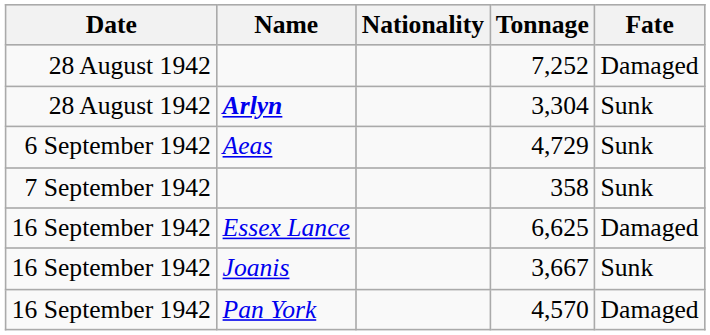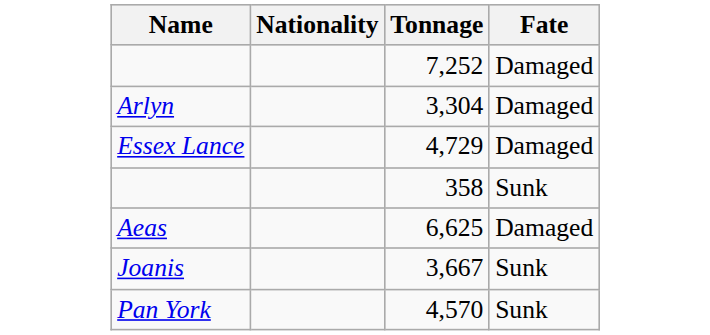- column: (111, 24)
(252, 106) bold -> (146, 106) normal
(627, 106) Sunk -> (544, 106) Damaged
(247, 146) Aeas -> (181, 146) Essex Lance
(627, 146) Sunk -> (544, 146) Damaged
(286, 227) Essex Lance -> (142, 227) Aeas
(650, 308) Damaged -> (521, 308) Sunk
